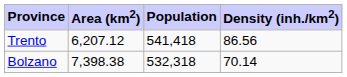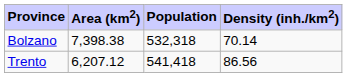rows swapped: (27, 40) <-> (32, 62)
